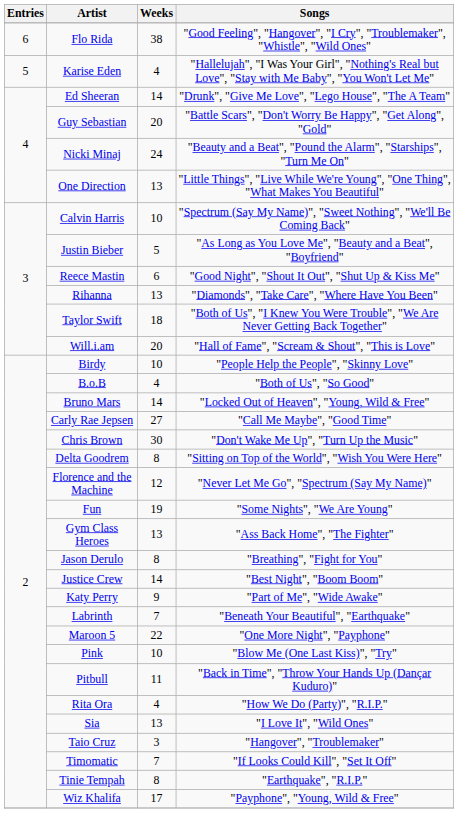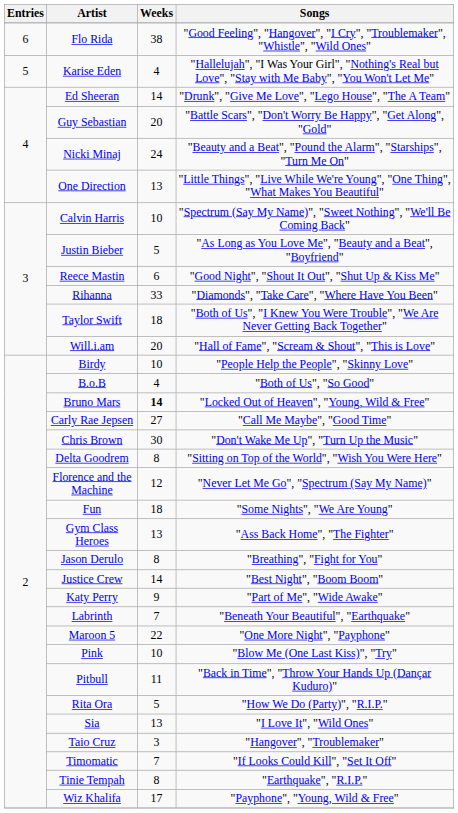(157, 294) 13 -> (157, 294) 33
(157, 402) normal -> (157, 402) bold
(157, 509) 19 -> (157, 509) 18
(157, 704) 4 -> (157, 704) 5
